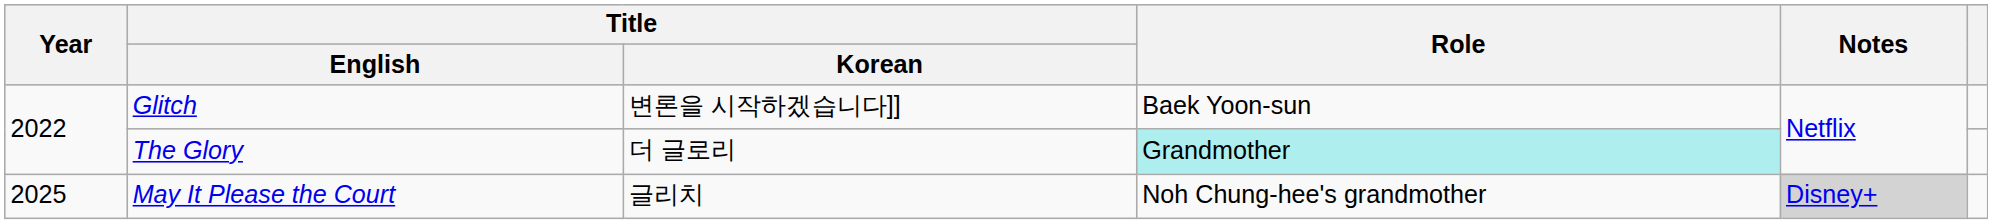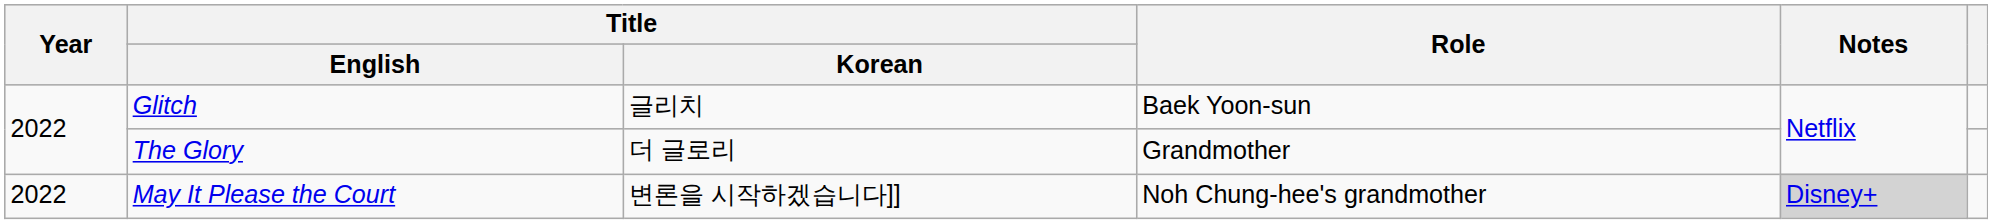(765, 105) 변론을 시작하겠습니다]] -> (666, 105) 글리치
(1216, 151) paleturquoise background -> (1216, 151) no background
(39, 195) 2025 -> (39, 195) 2022
(666, 194) 글리치 -> (765, 194) 변론을 시작하겠습니다]]
